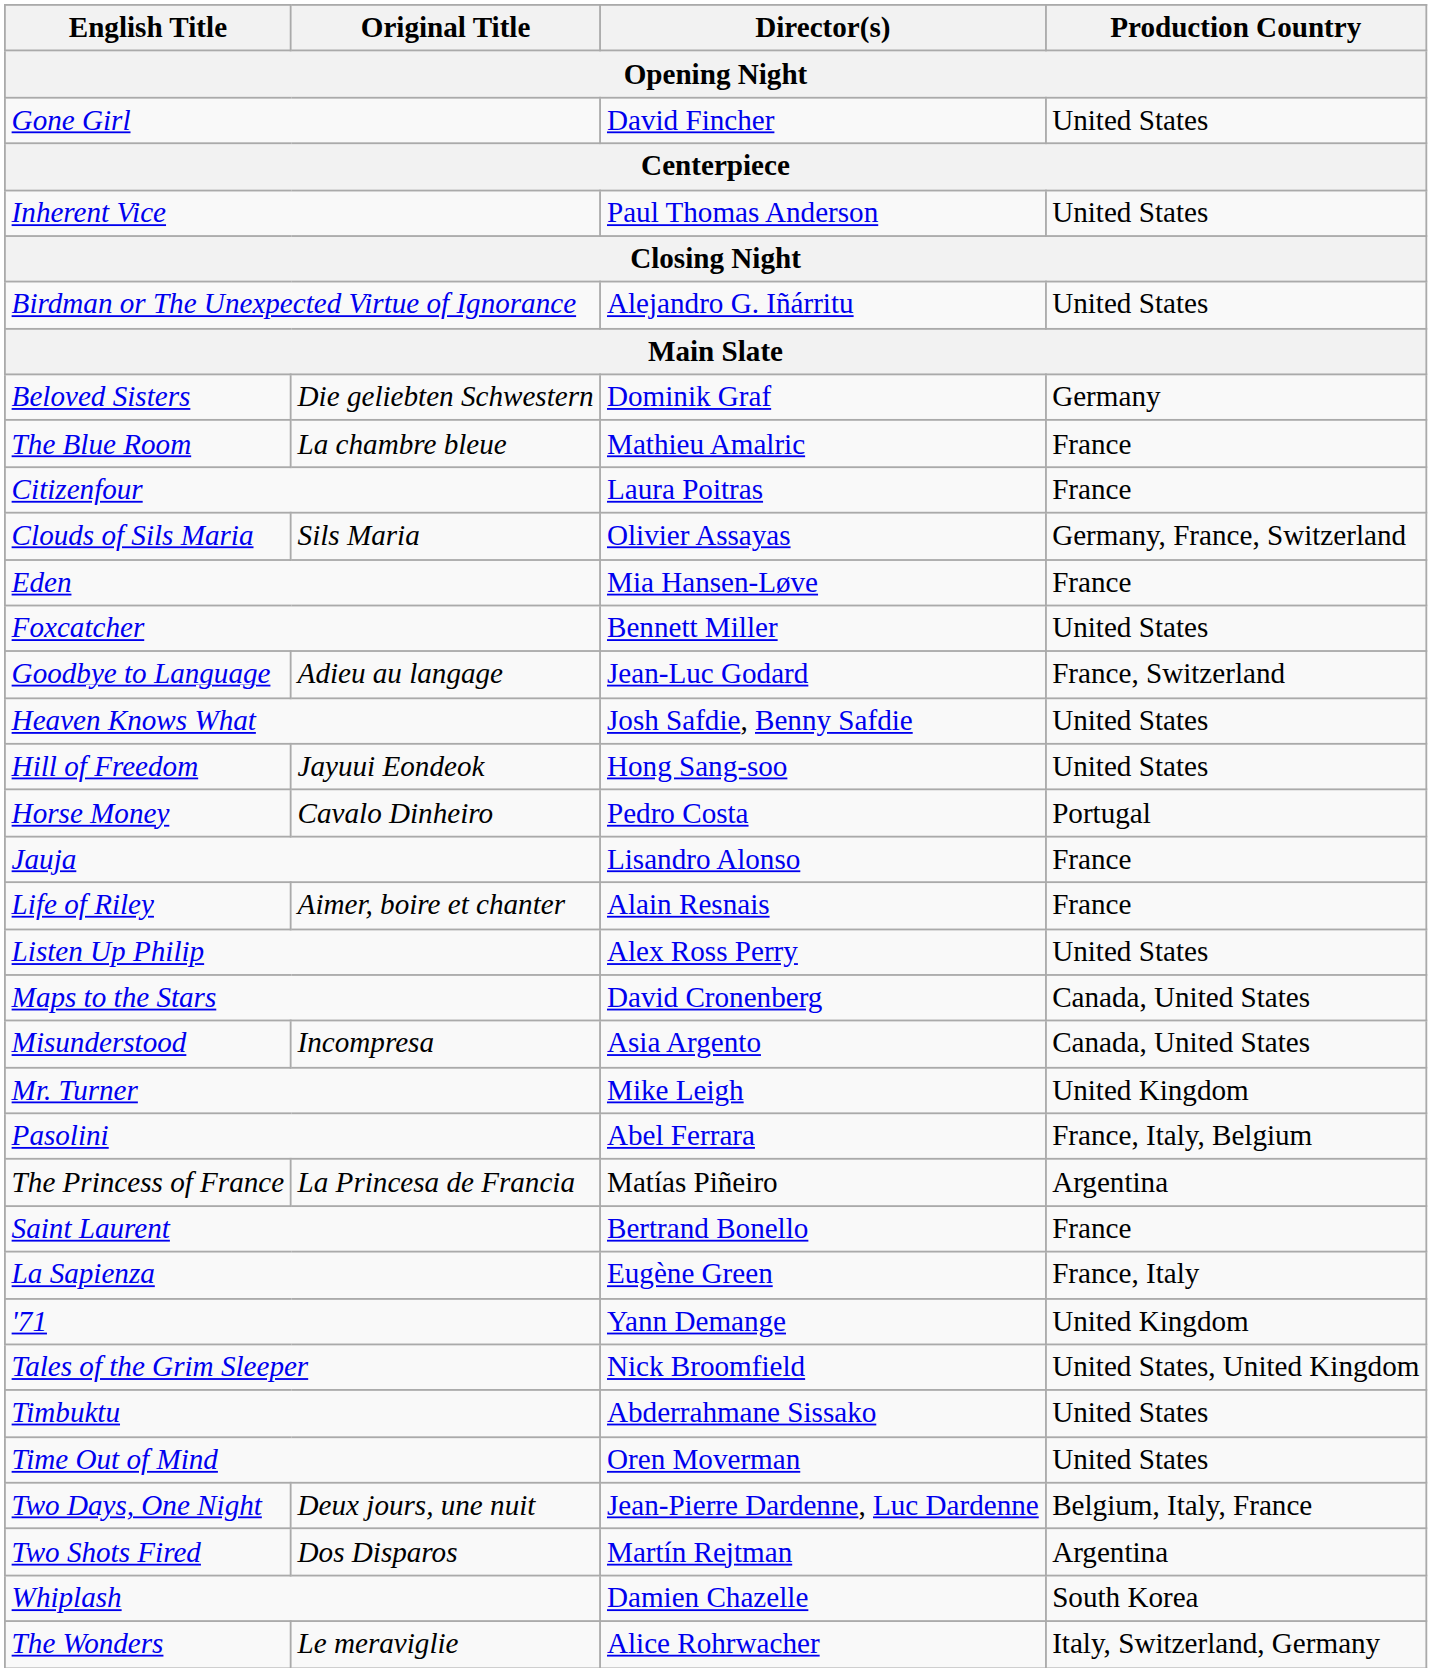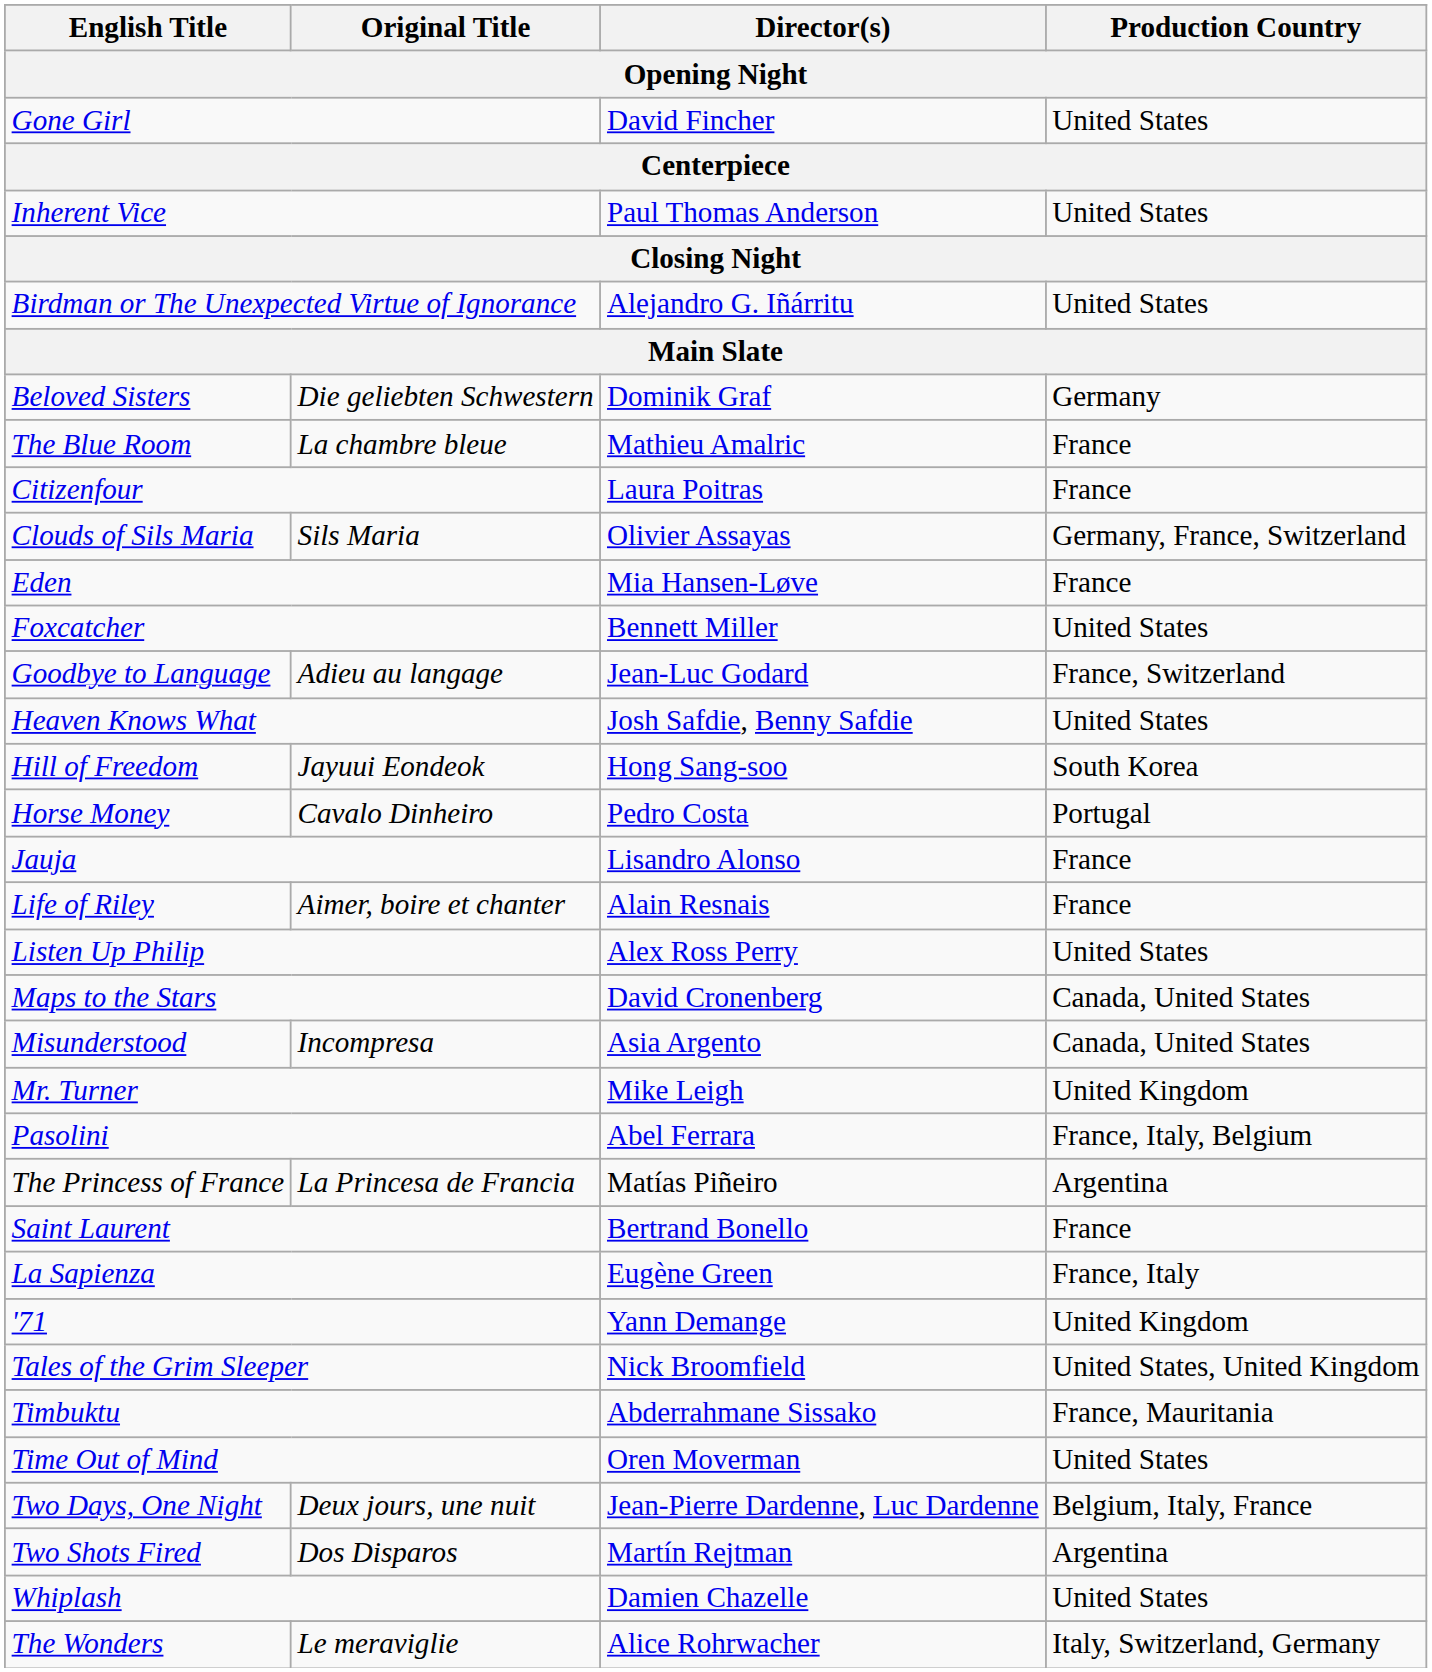(1130, 766) United States -> (1125, 766) South Korea
(1130, 1413) United States -> (1163, 1413) France, Mauritania
(1125, 1597) South Korea -> (1130, 1597) United States
